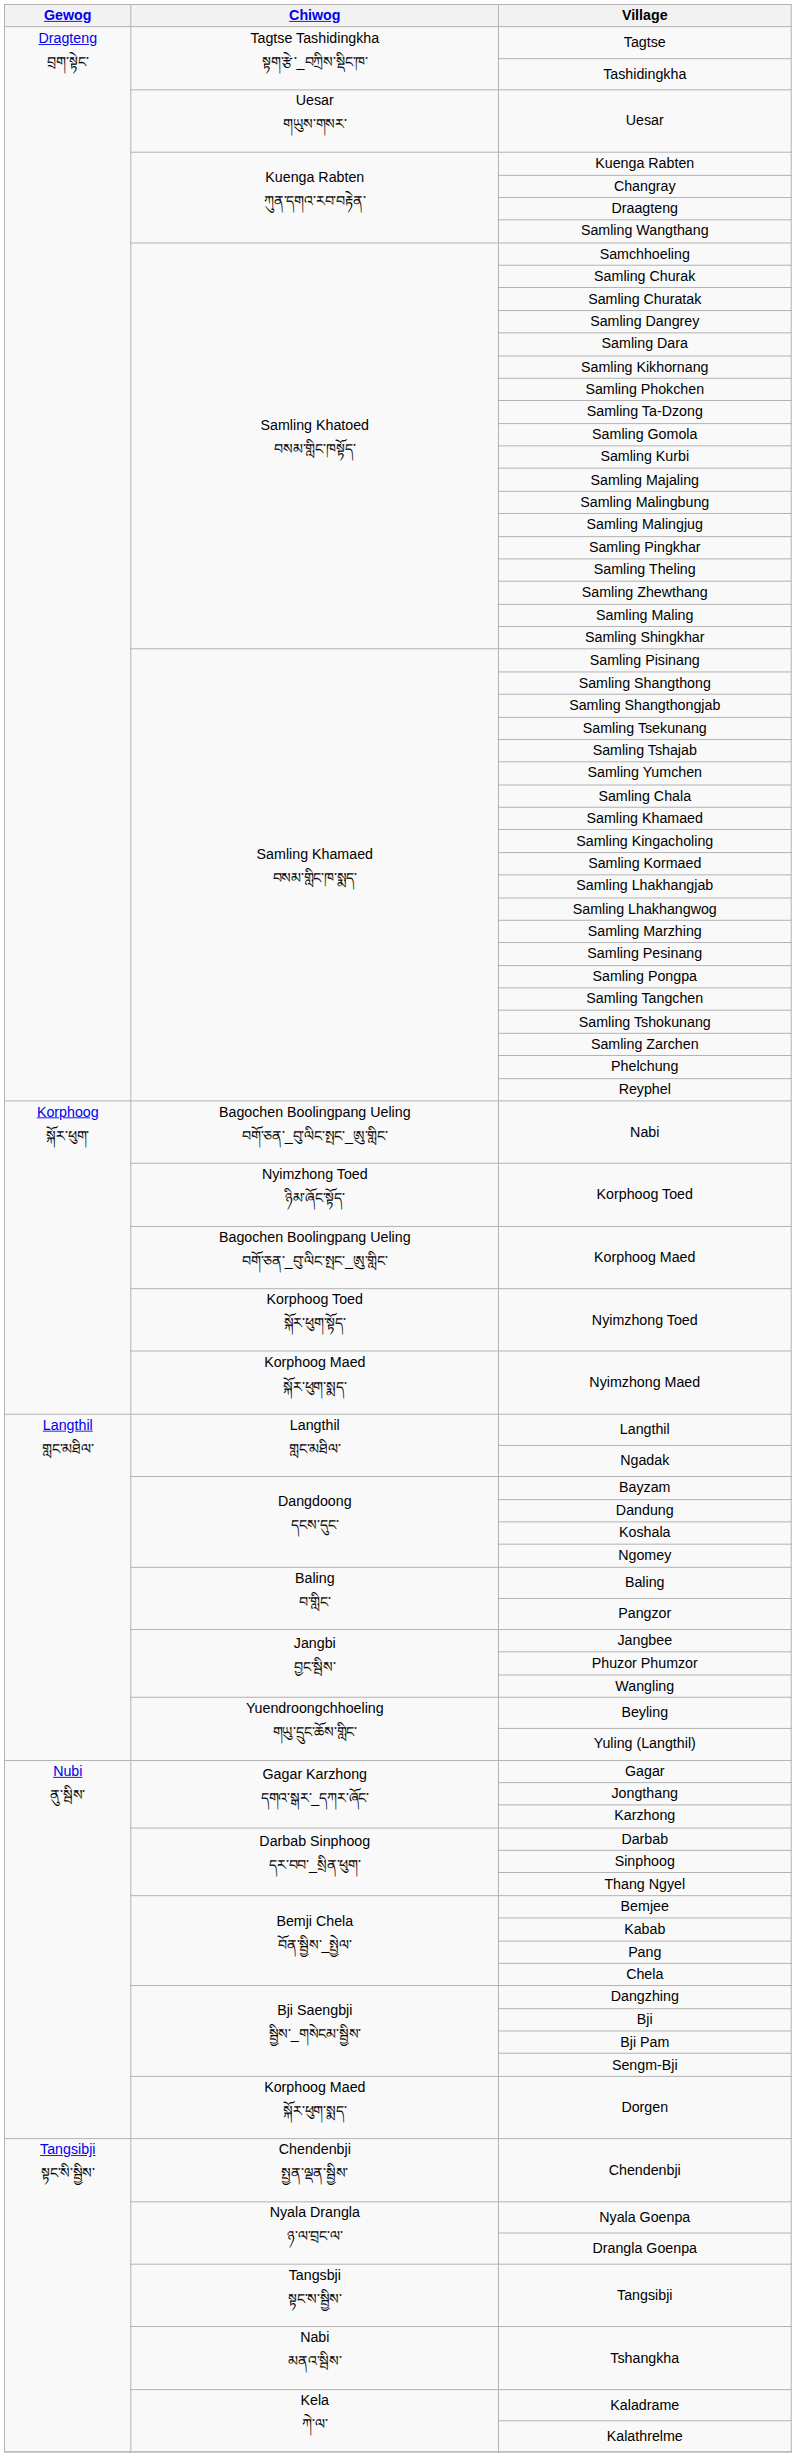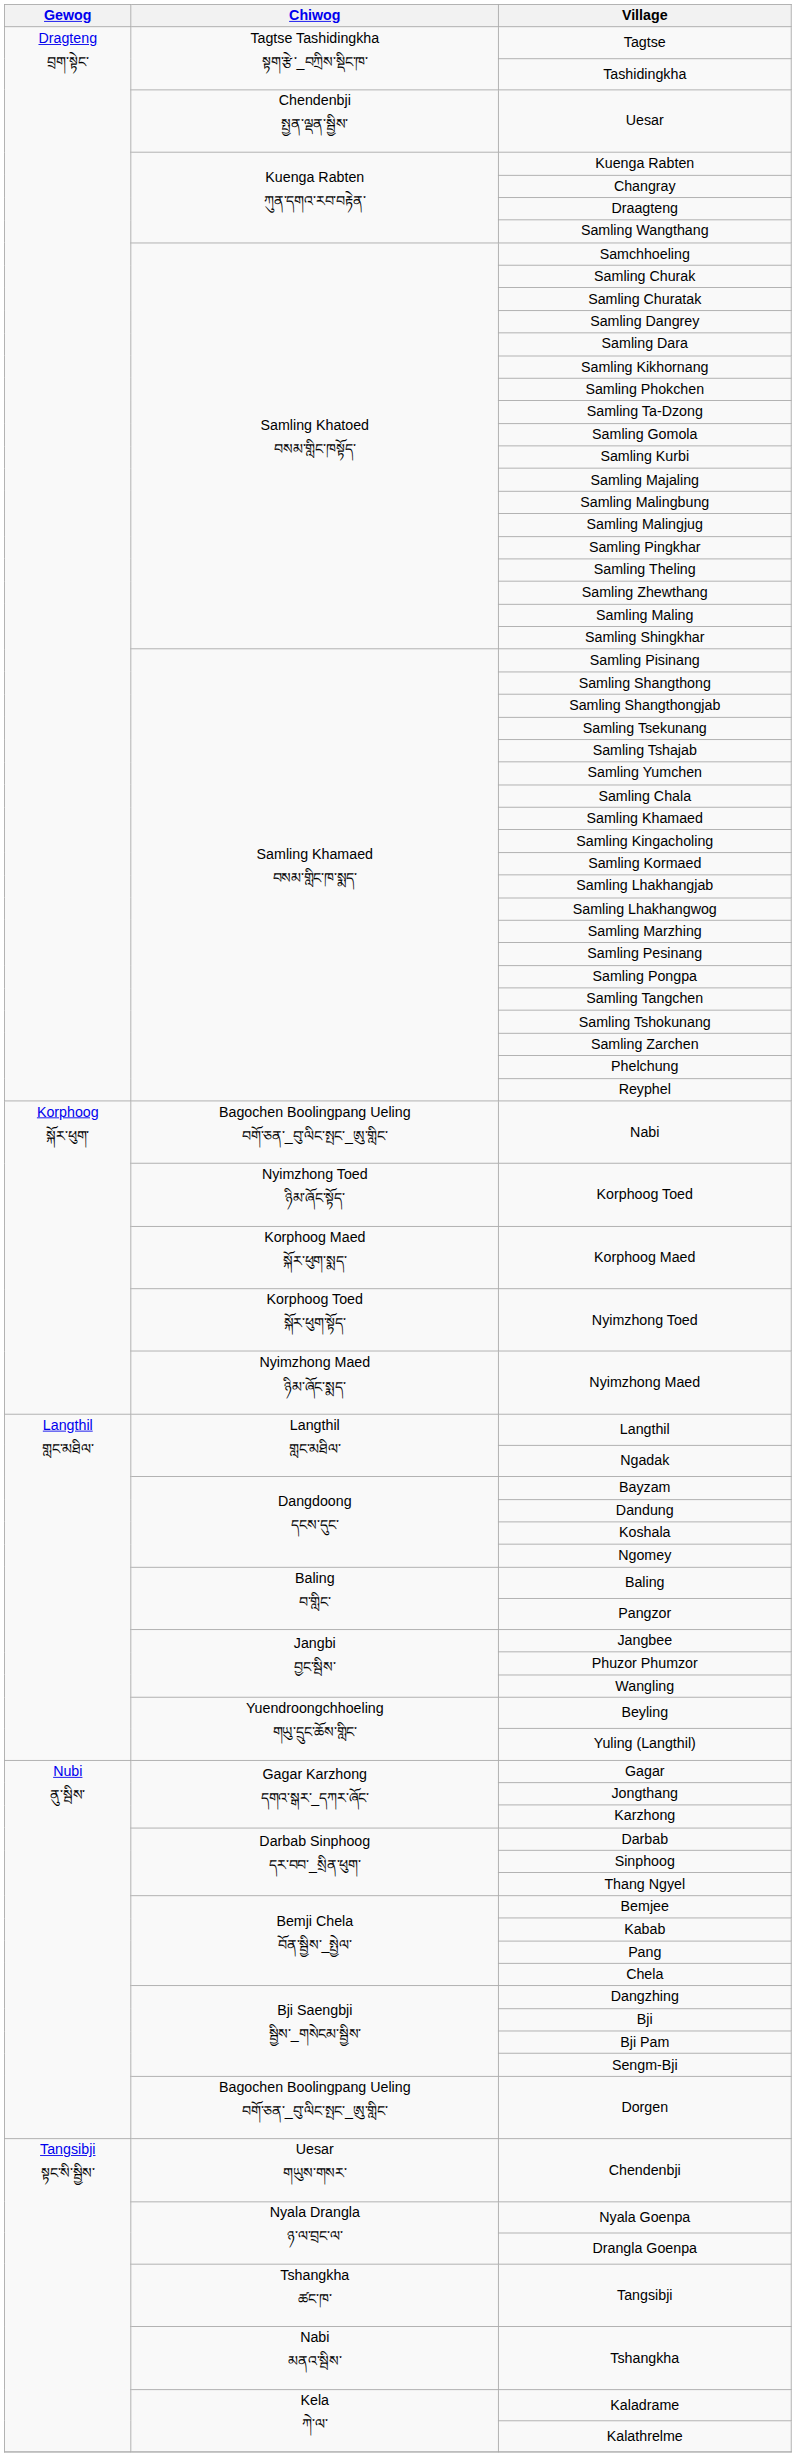(315, 113) Uesar གཡུས་གསར་ -> (315, 113) Chendenbji སྤྱན་ལྡན་སྦྱིས་
(315, 1249) Bagochen Boolingpang Ueling བགོ་ཅན་_བུ་ལིང་སྤང་_ཨུ་གླིང་ -> (315, 1249) Korphoog Maed སྐོར་ཕུག་སྨད་
(315, 1374) Korphoog Maed སྐོར་ཕུག་སྨད་ -> (315, 1374) Nyimzhong Maed ཉིམ་ཞོང་སྨད་
(315, 2099) Korphoog Maed སྐོར་ཕུག་སྨད་ -> (315, 2099) Bagochen Boolingpang Ueling བགོ་ཅན་_བུ་ལིང་སྤང་_ཨུ་གླིང་
(315, 2162) Chendenbji སྤྱན་ལྡན་སྦྱིས་ -> (315, 2162) Uesar གཡུས་གསར་
(315, 2287) Tangsbji སྟང་ས་སྦྱིས་ -> (315, 2287) Tshangkha ཚང་ཁ་
